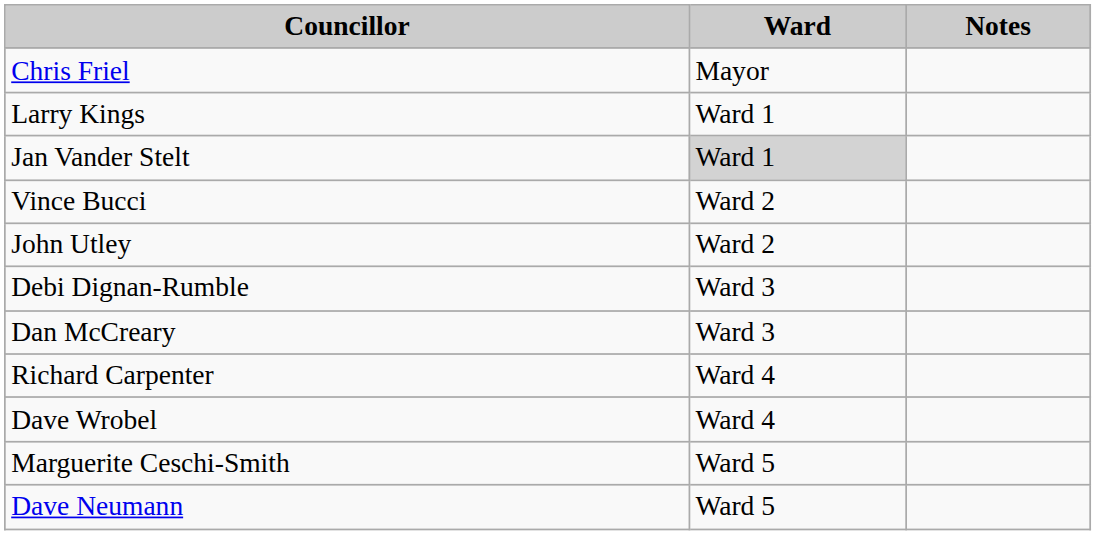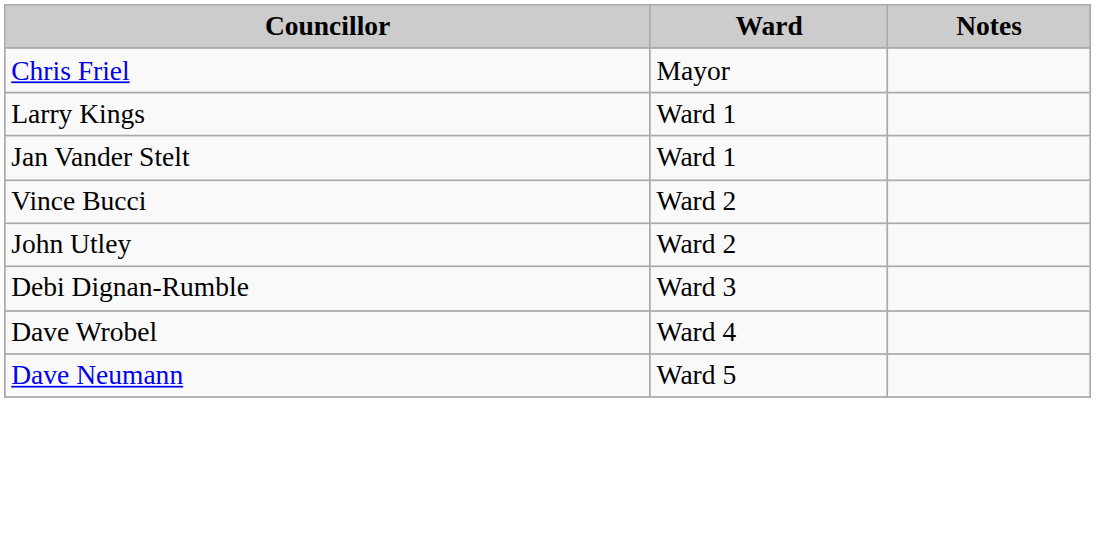(735, 157) lightgrey background -> (696, 157) no background
- row: (93, 331)
- row: (112, 375)
- row: (150, 462)
